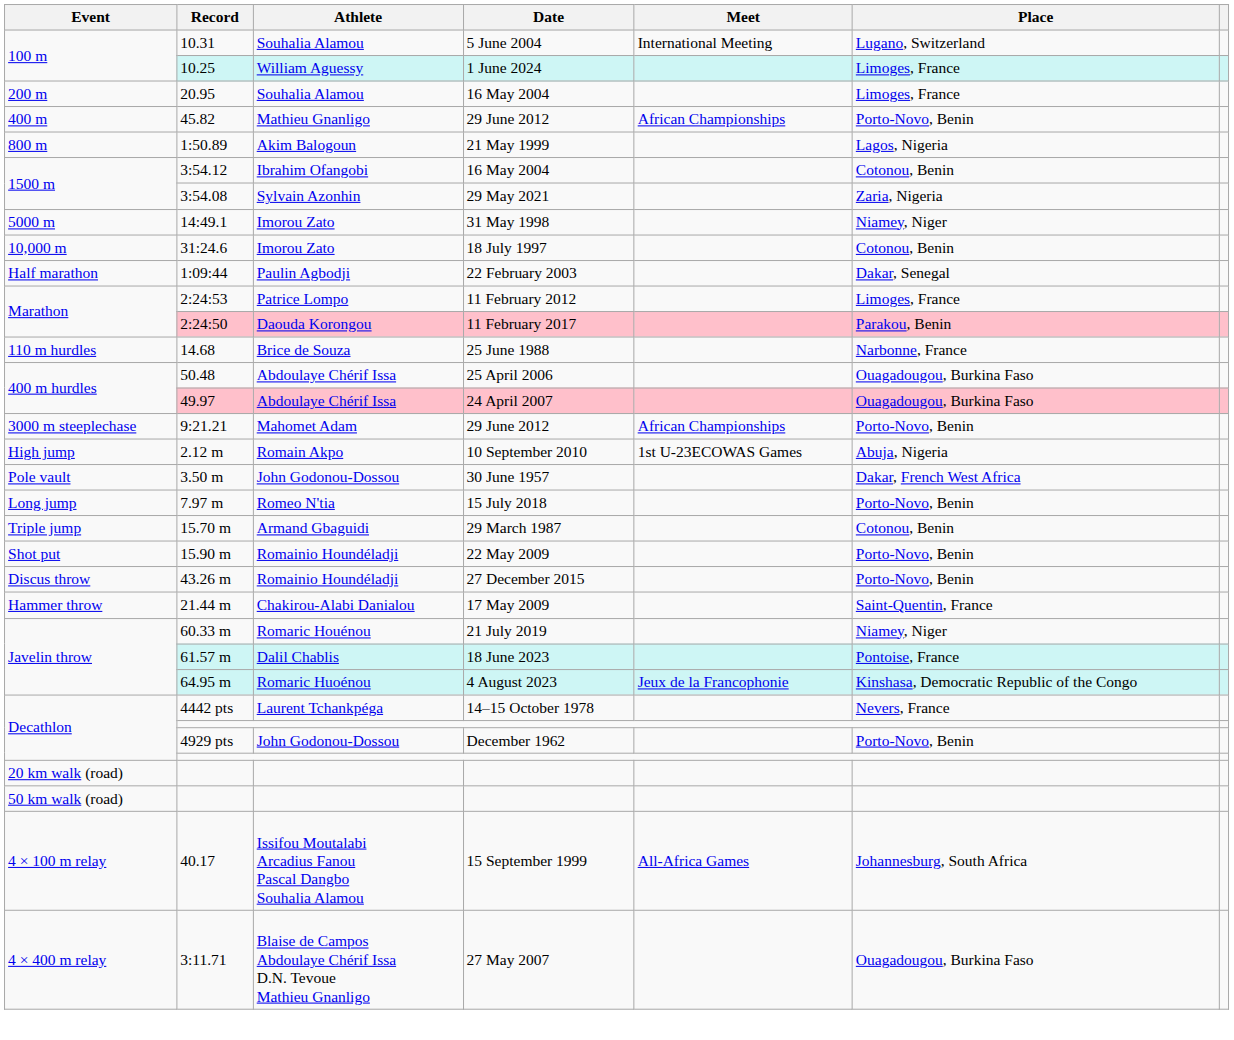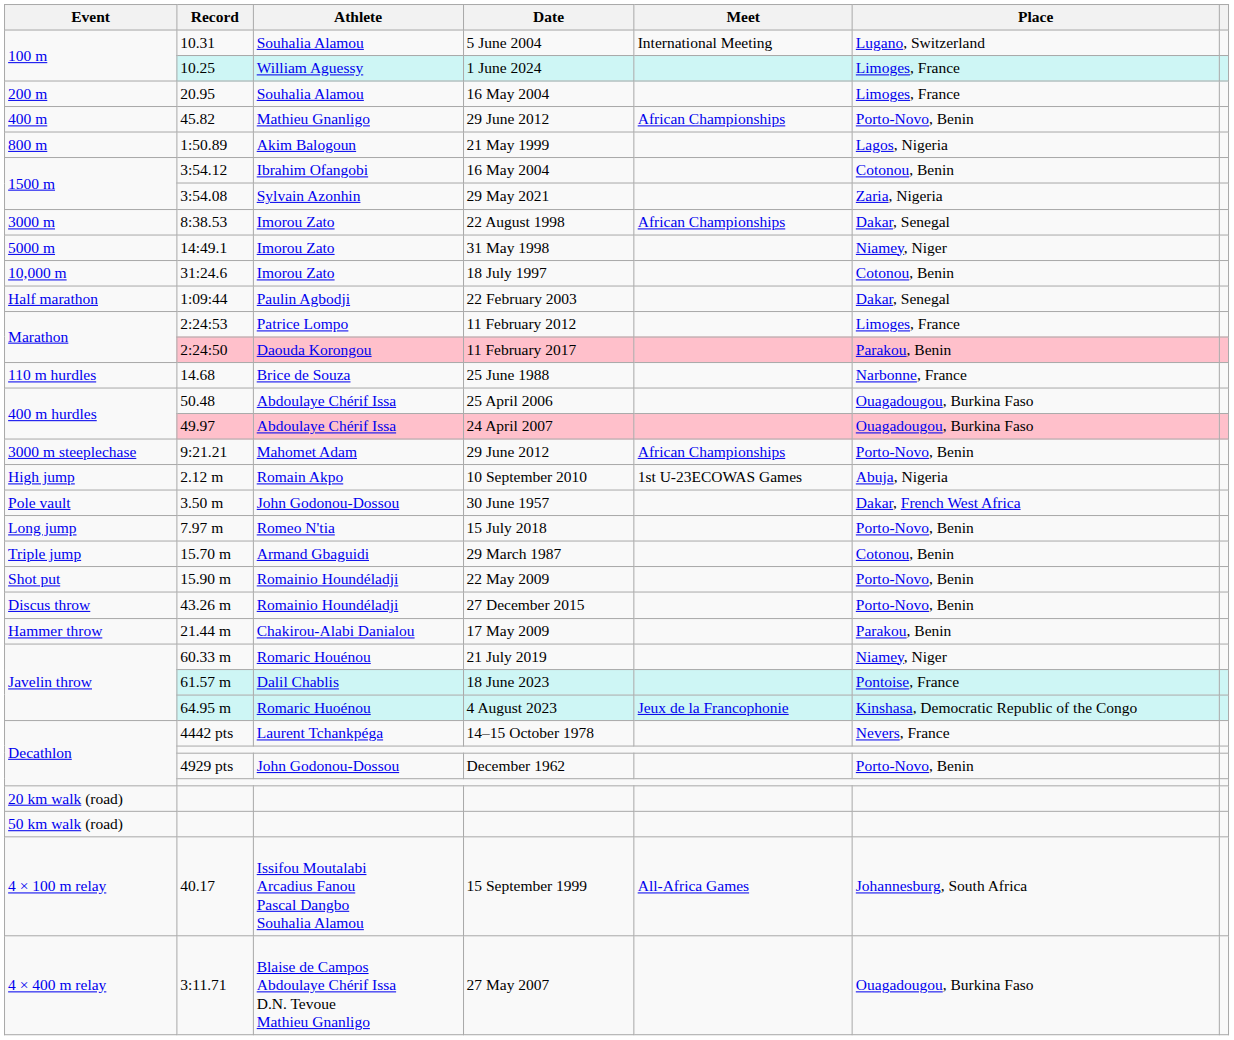+ row: (32, 221)
(924, 605) Saint-Quentin, France -> (904, 630) Parakou, Benin
